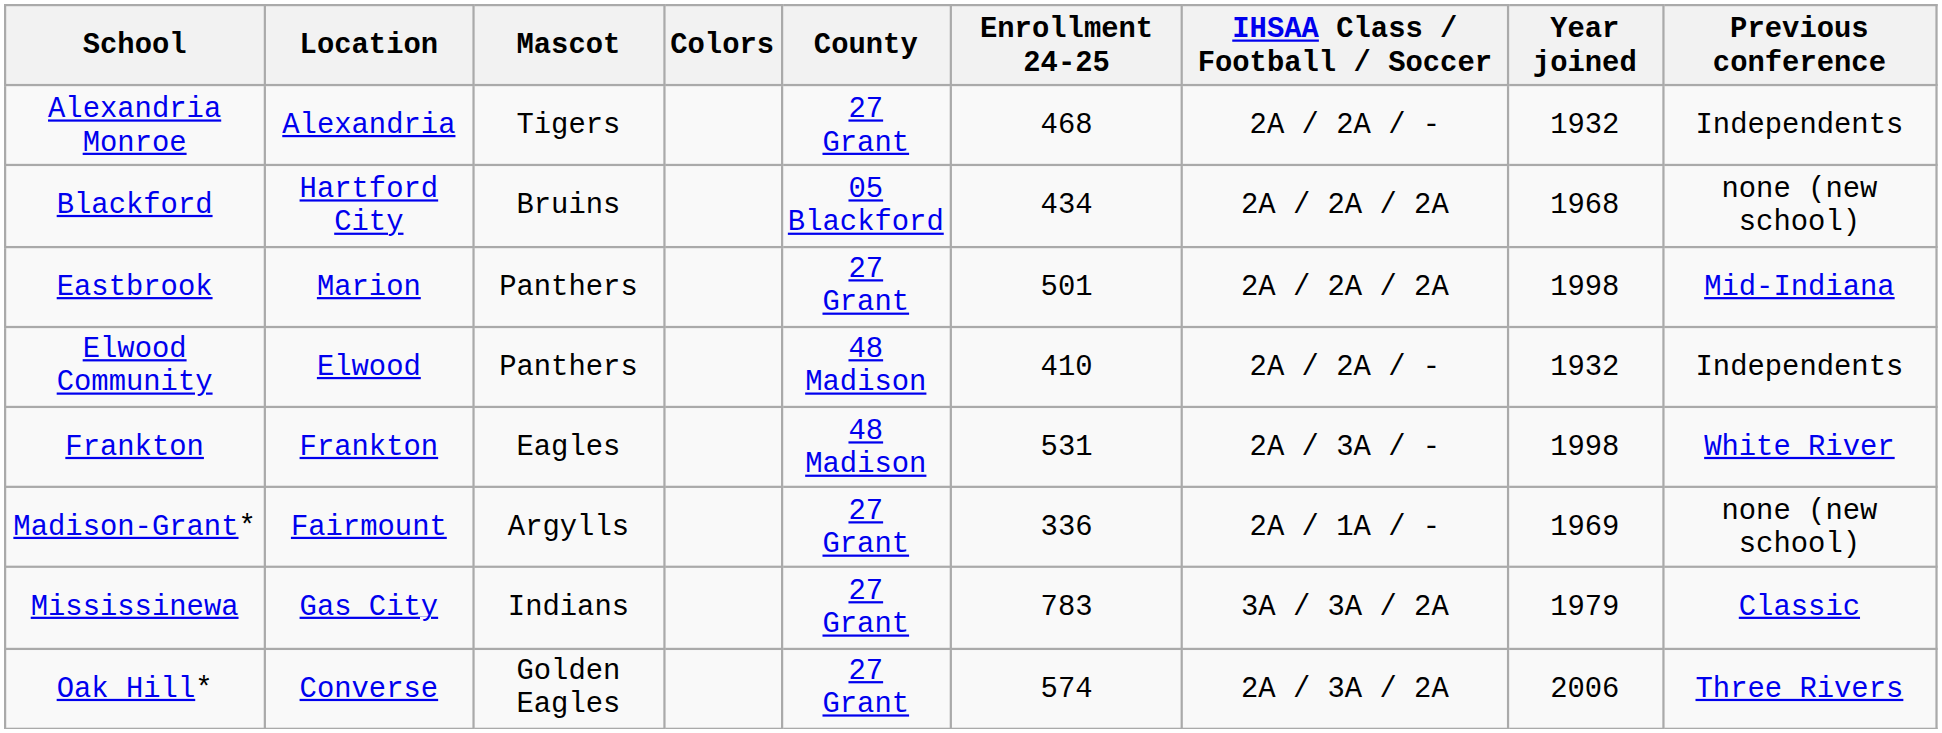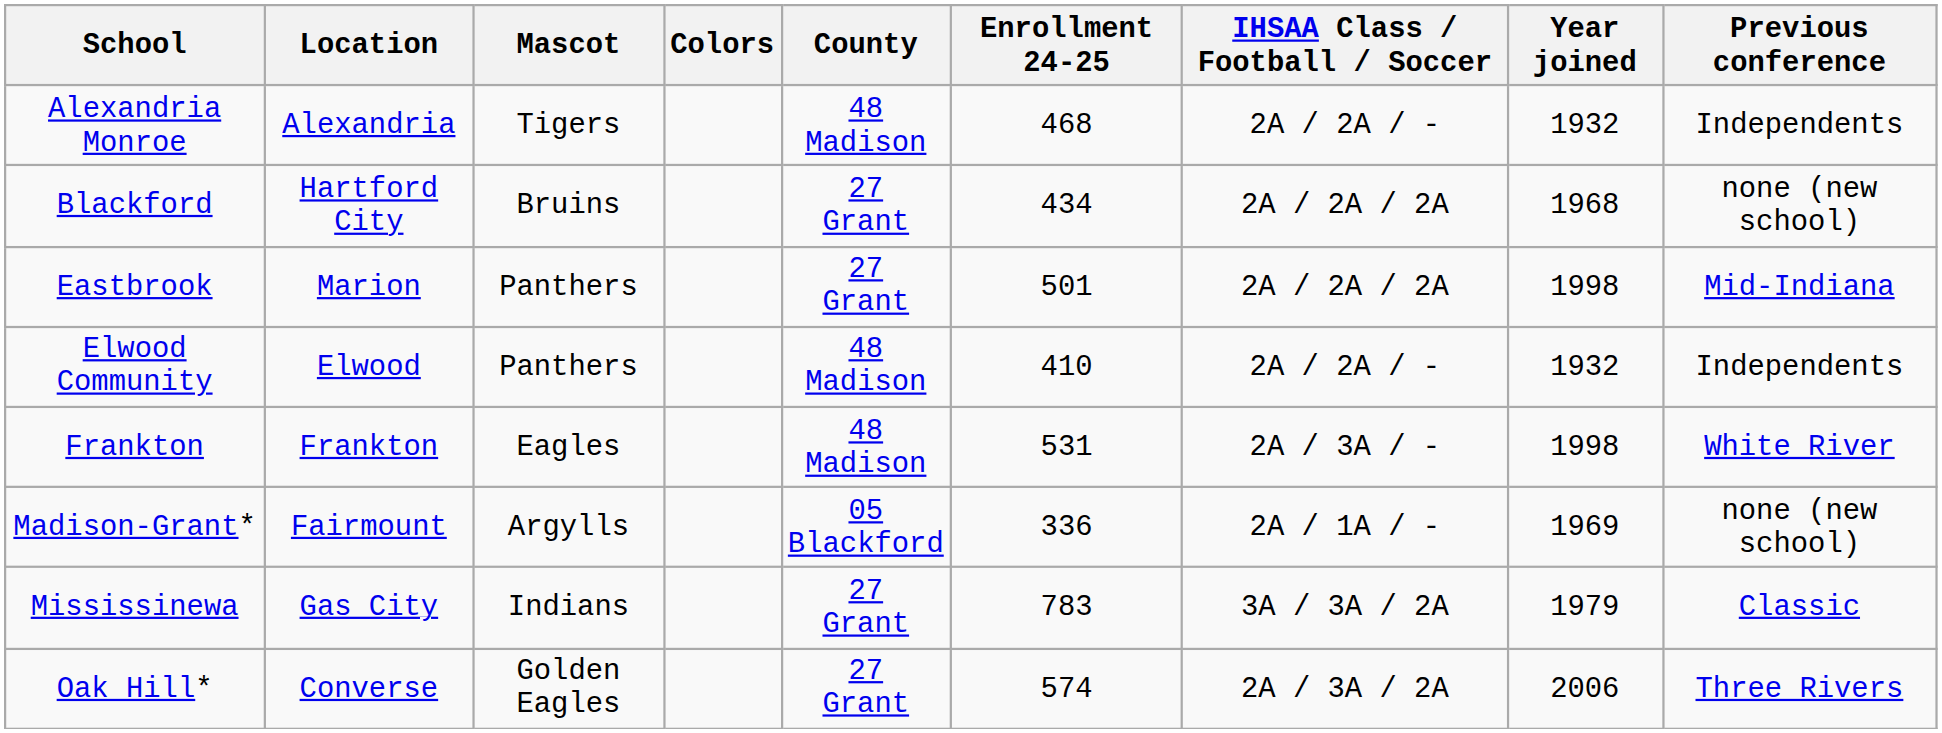(866, 126) 27 Grant -> (866, 126) 48 Madison
(866, 206) 05 Blackford -> (866, 206) 27 Grant
(866, 527) 27 Grant -> (866, 527) 05 Blackford
